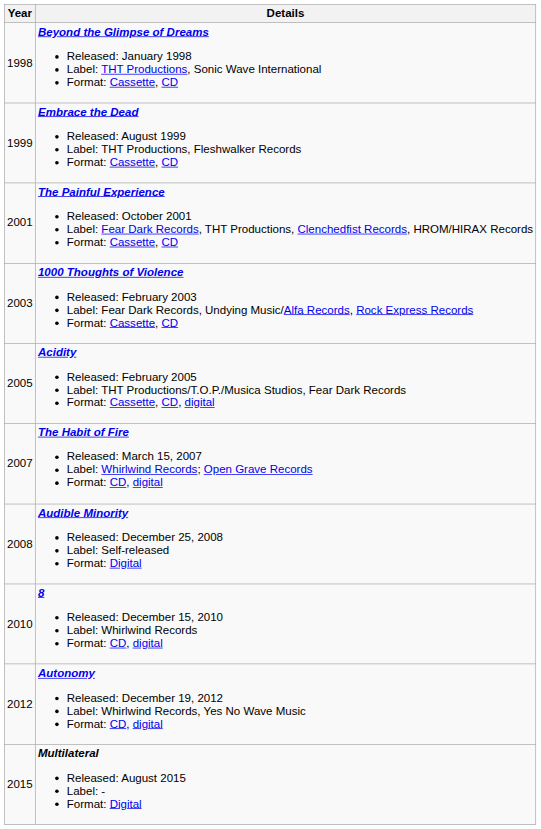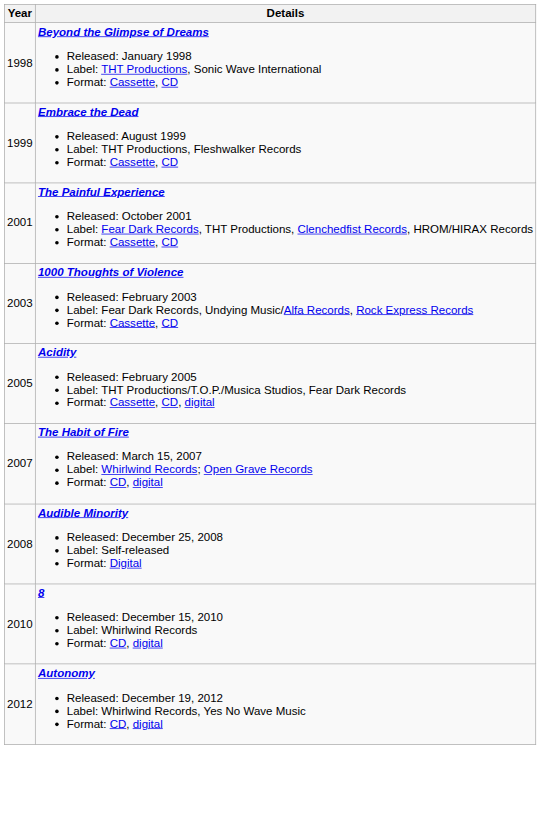- row: (286, 779)
